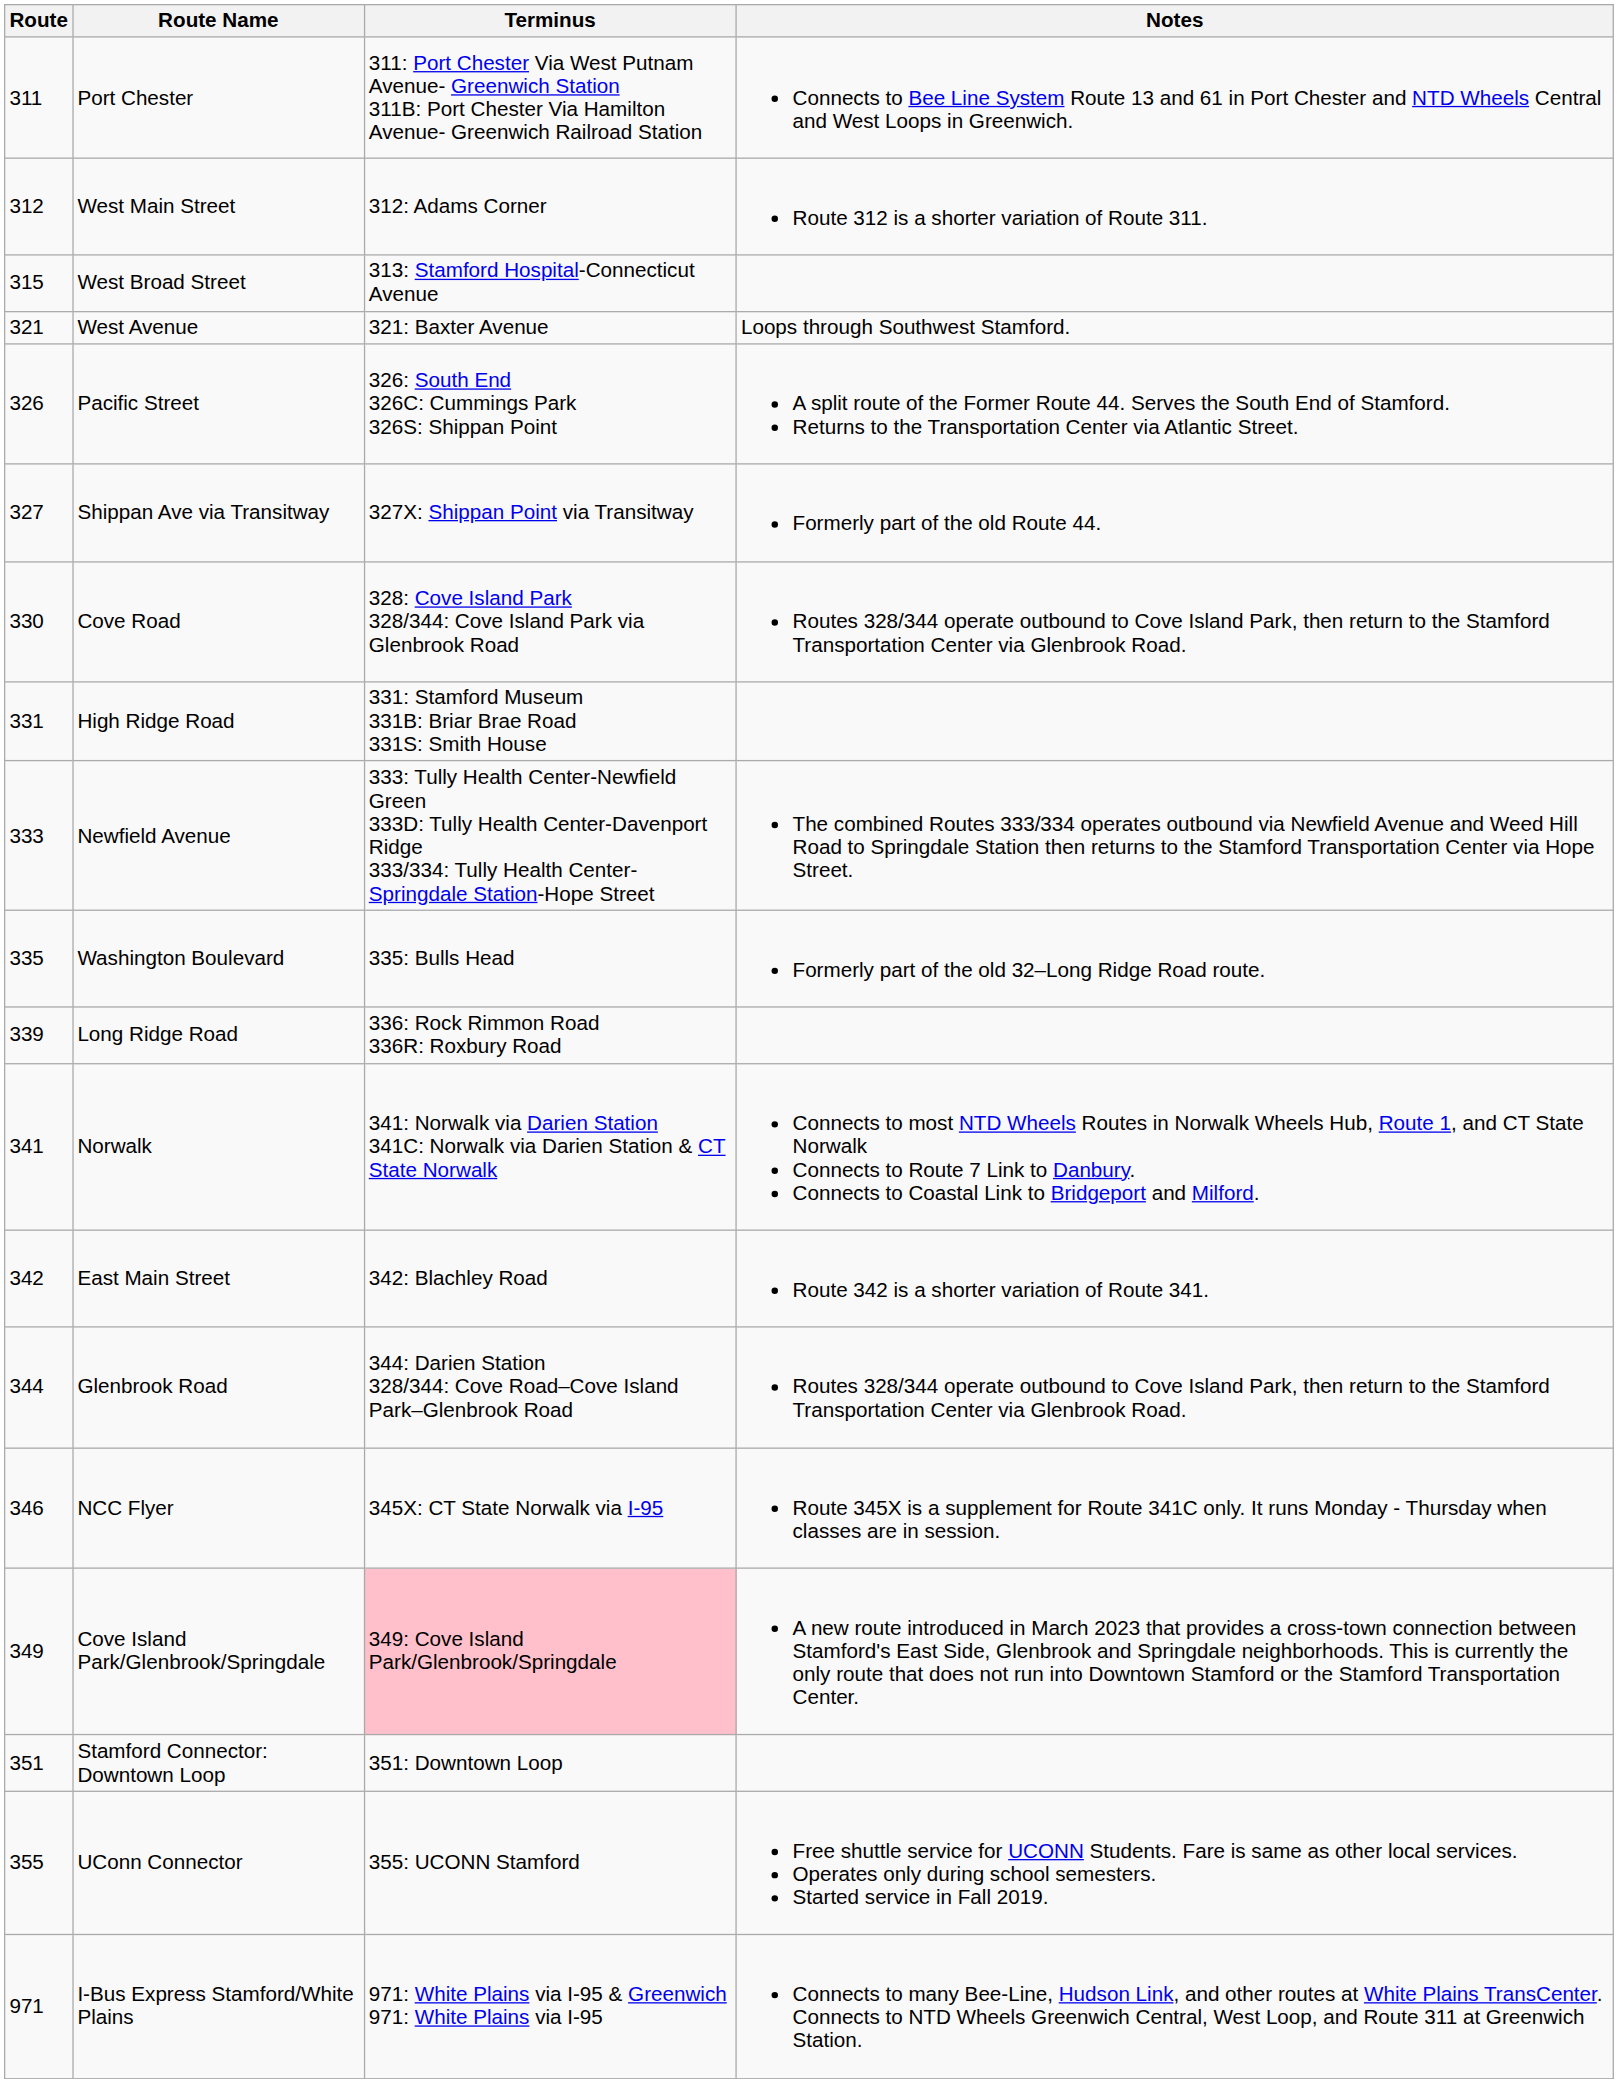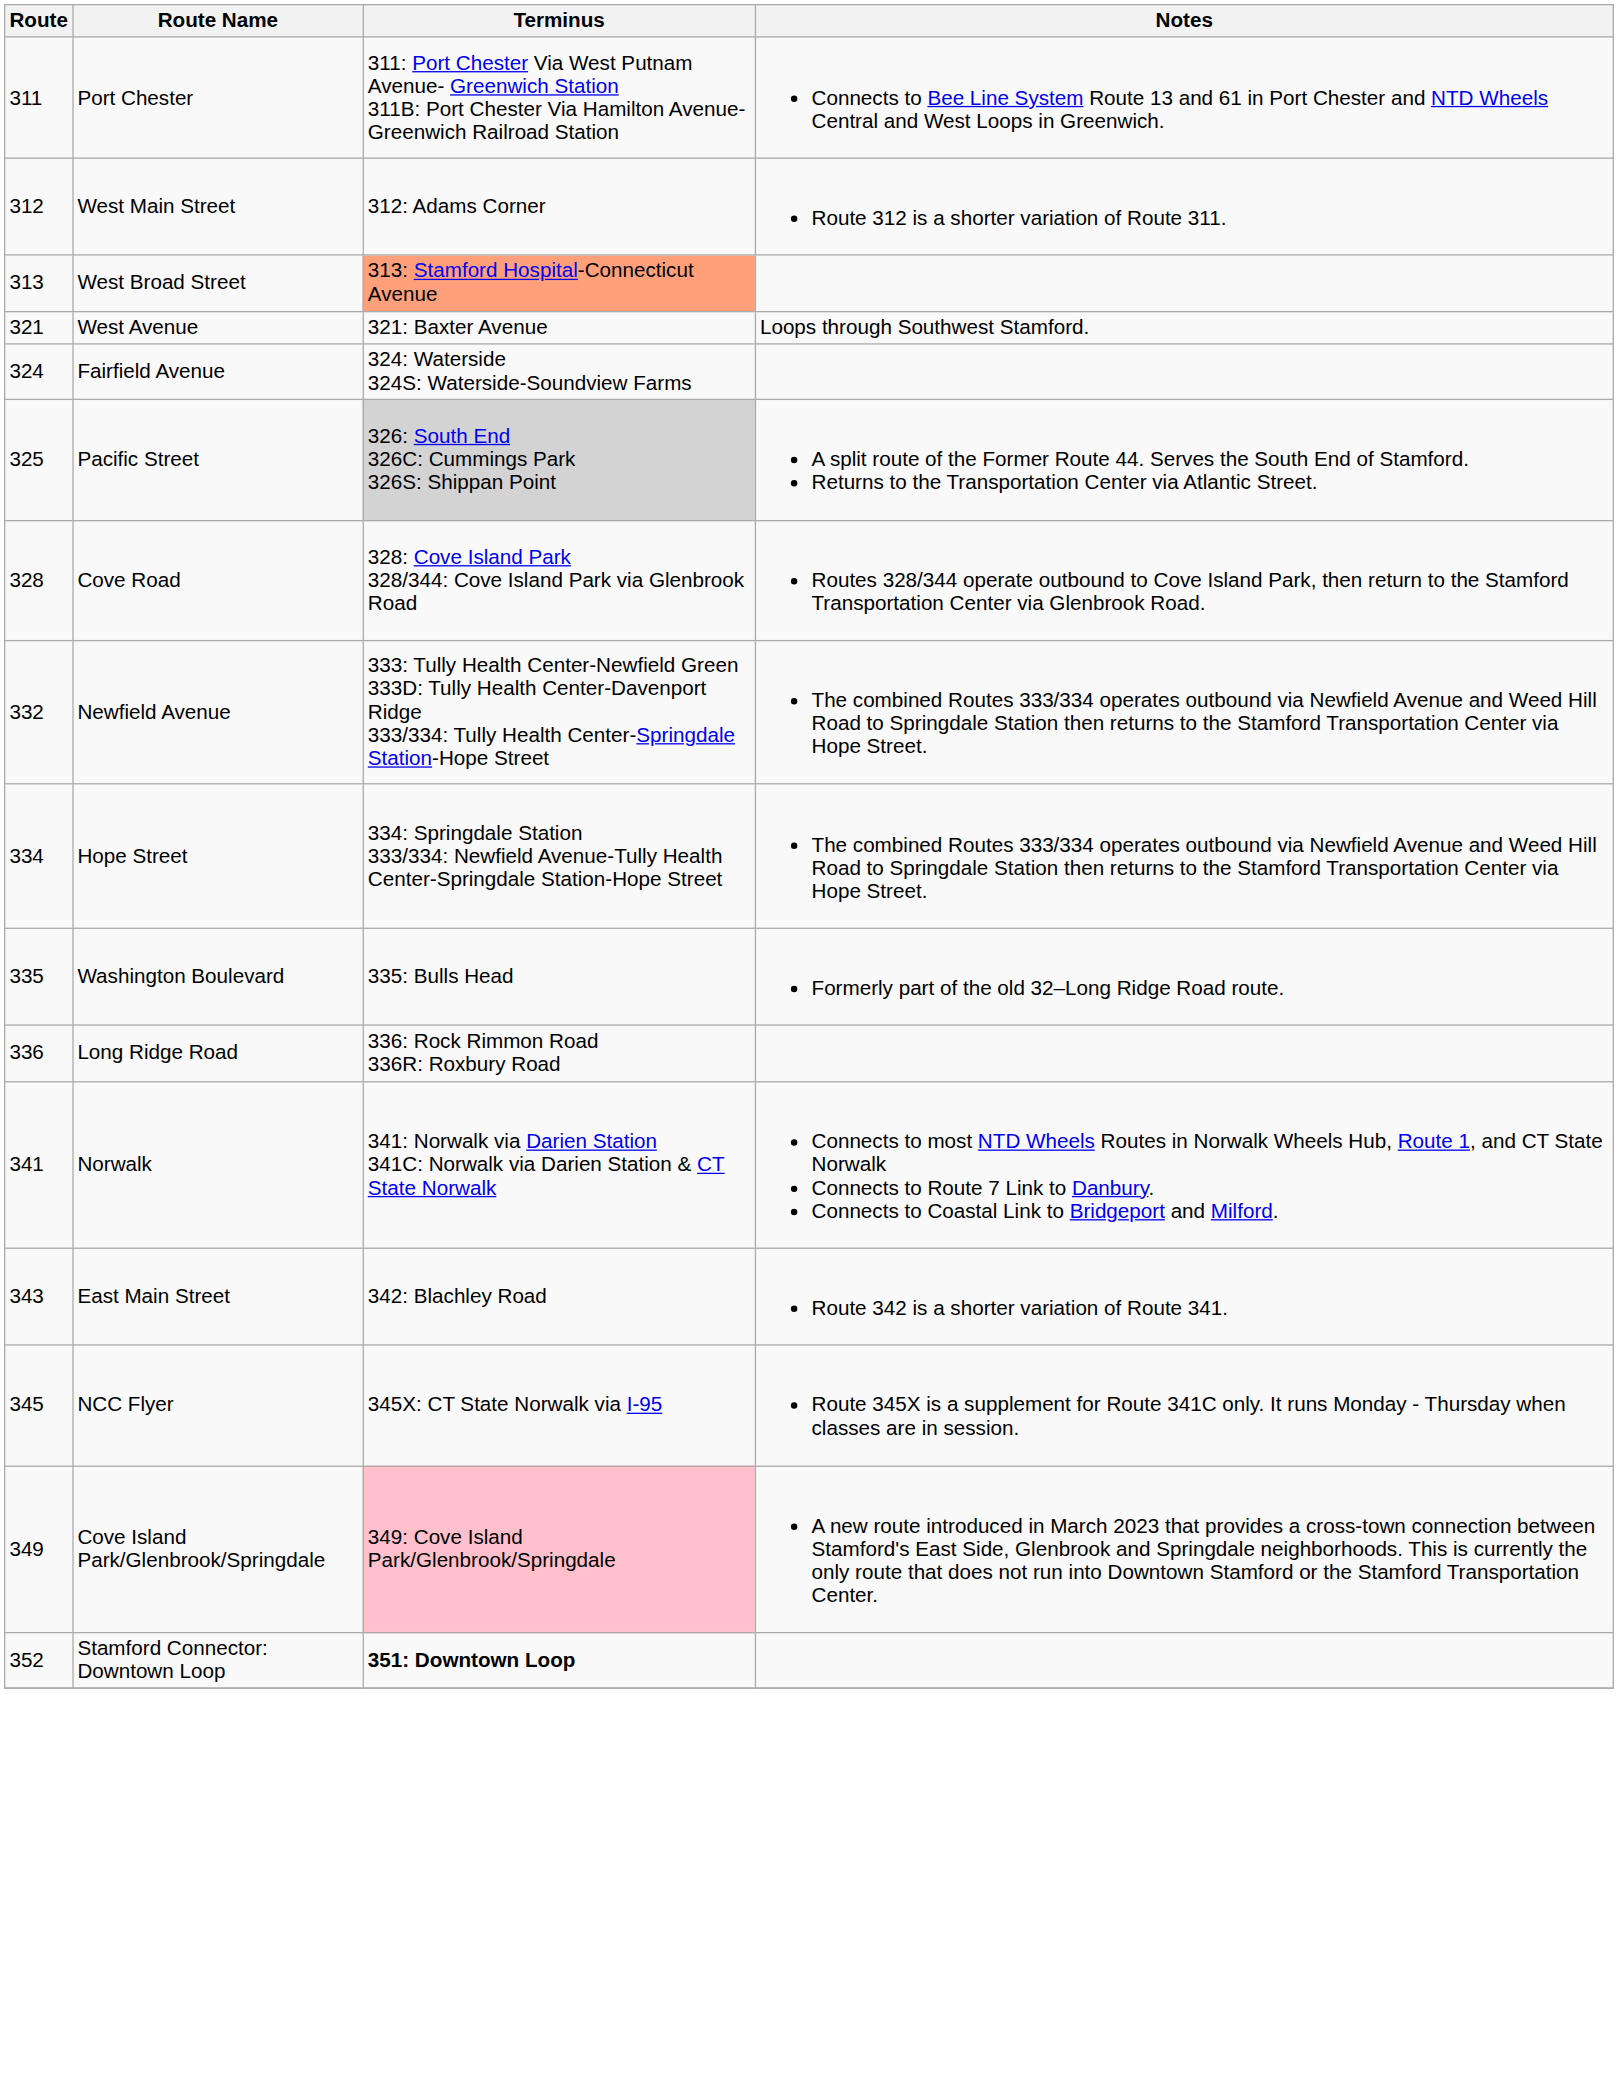(27, 282) 315 -> (27, 282) 313
(532, 282) no background -> (531, 282) lightsalmon background
+ row: (151, 371)
(27, 403) 326 -> (27, 459) 325
(473, 403) no background -> (472, 459) lightgrey background
- row: (203, 512)
(27, 621) 330 -> (27, 580) 328
- row: (156, 721)
(27, 835) 333 -> (27, 712) 332
+ row: (132, 855)
(27, 1034) 339 -> (27, 1053) 336
(27, 1278) 342 -> (27, 1296) 343
- row: (153, 1387)
(27, 1507) 346 -> (27, 1405) 345
(27, 1762) 351 -> (27, 1660) 352
(466, 1762) normal -> (472, 1660) bold
- row: (160, 1862)
- row: (216, 2006)
